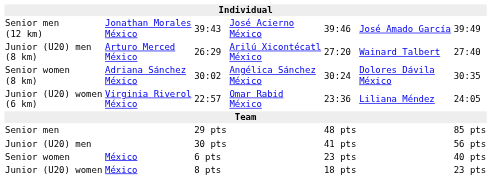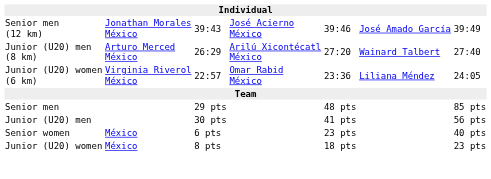- row: (37, 75)
